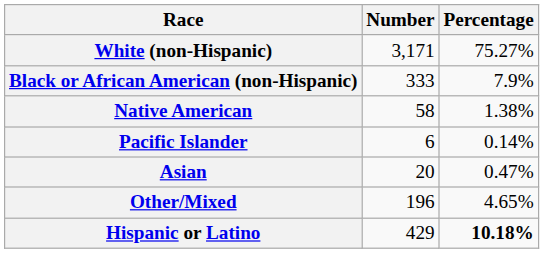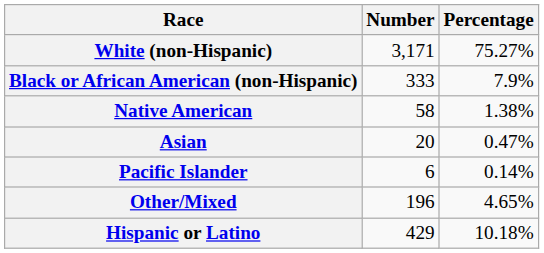rows swapped: (183, 171) <-> (183, 141)
(503, 232) bold -> (504, 232) normal
